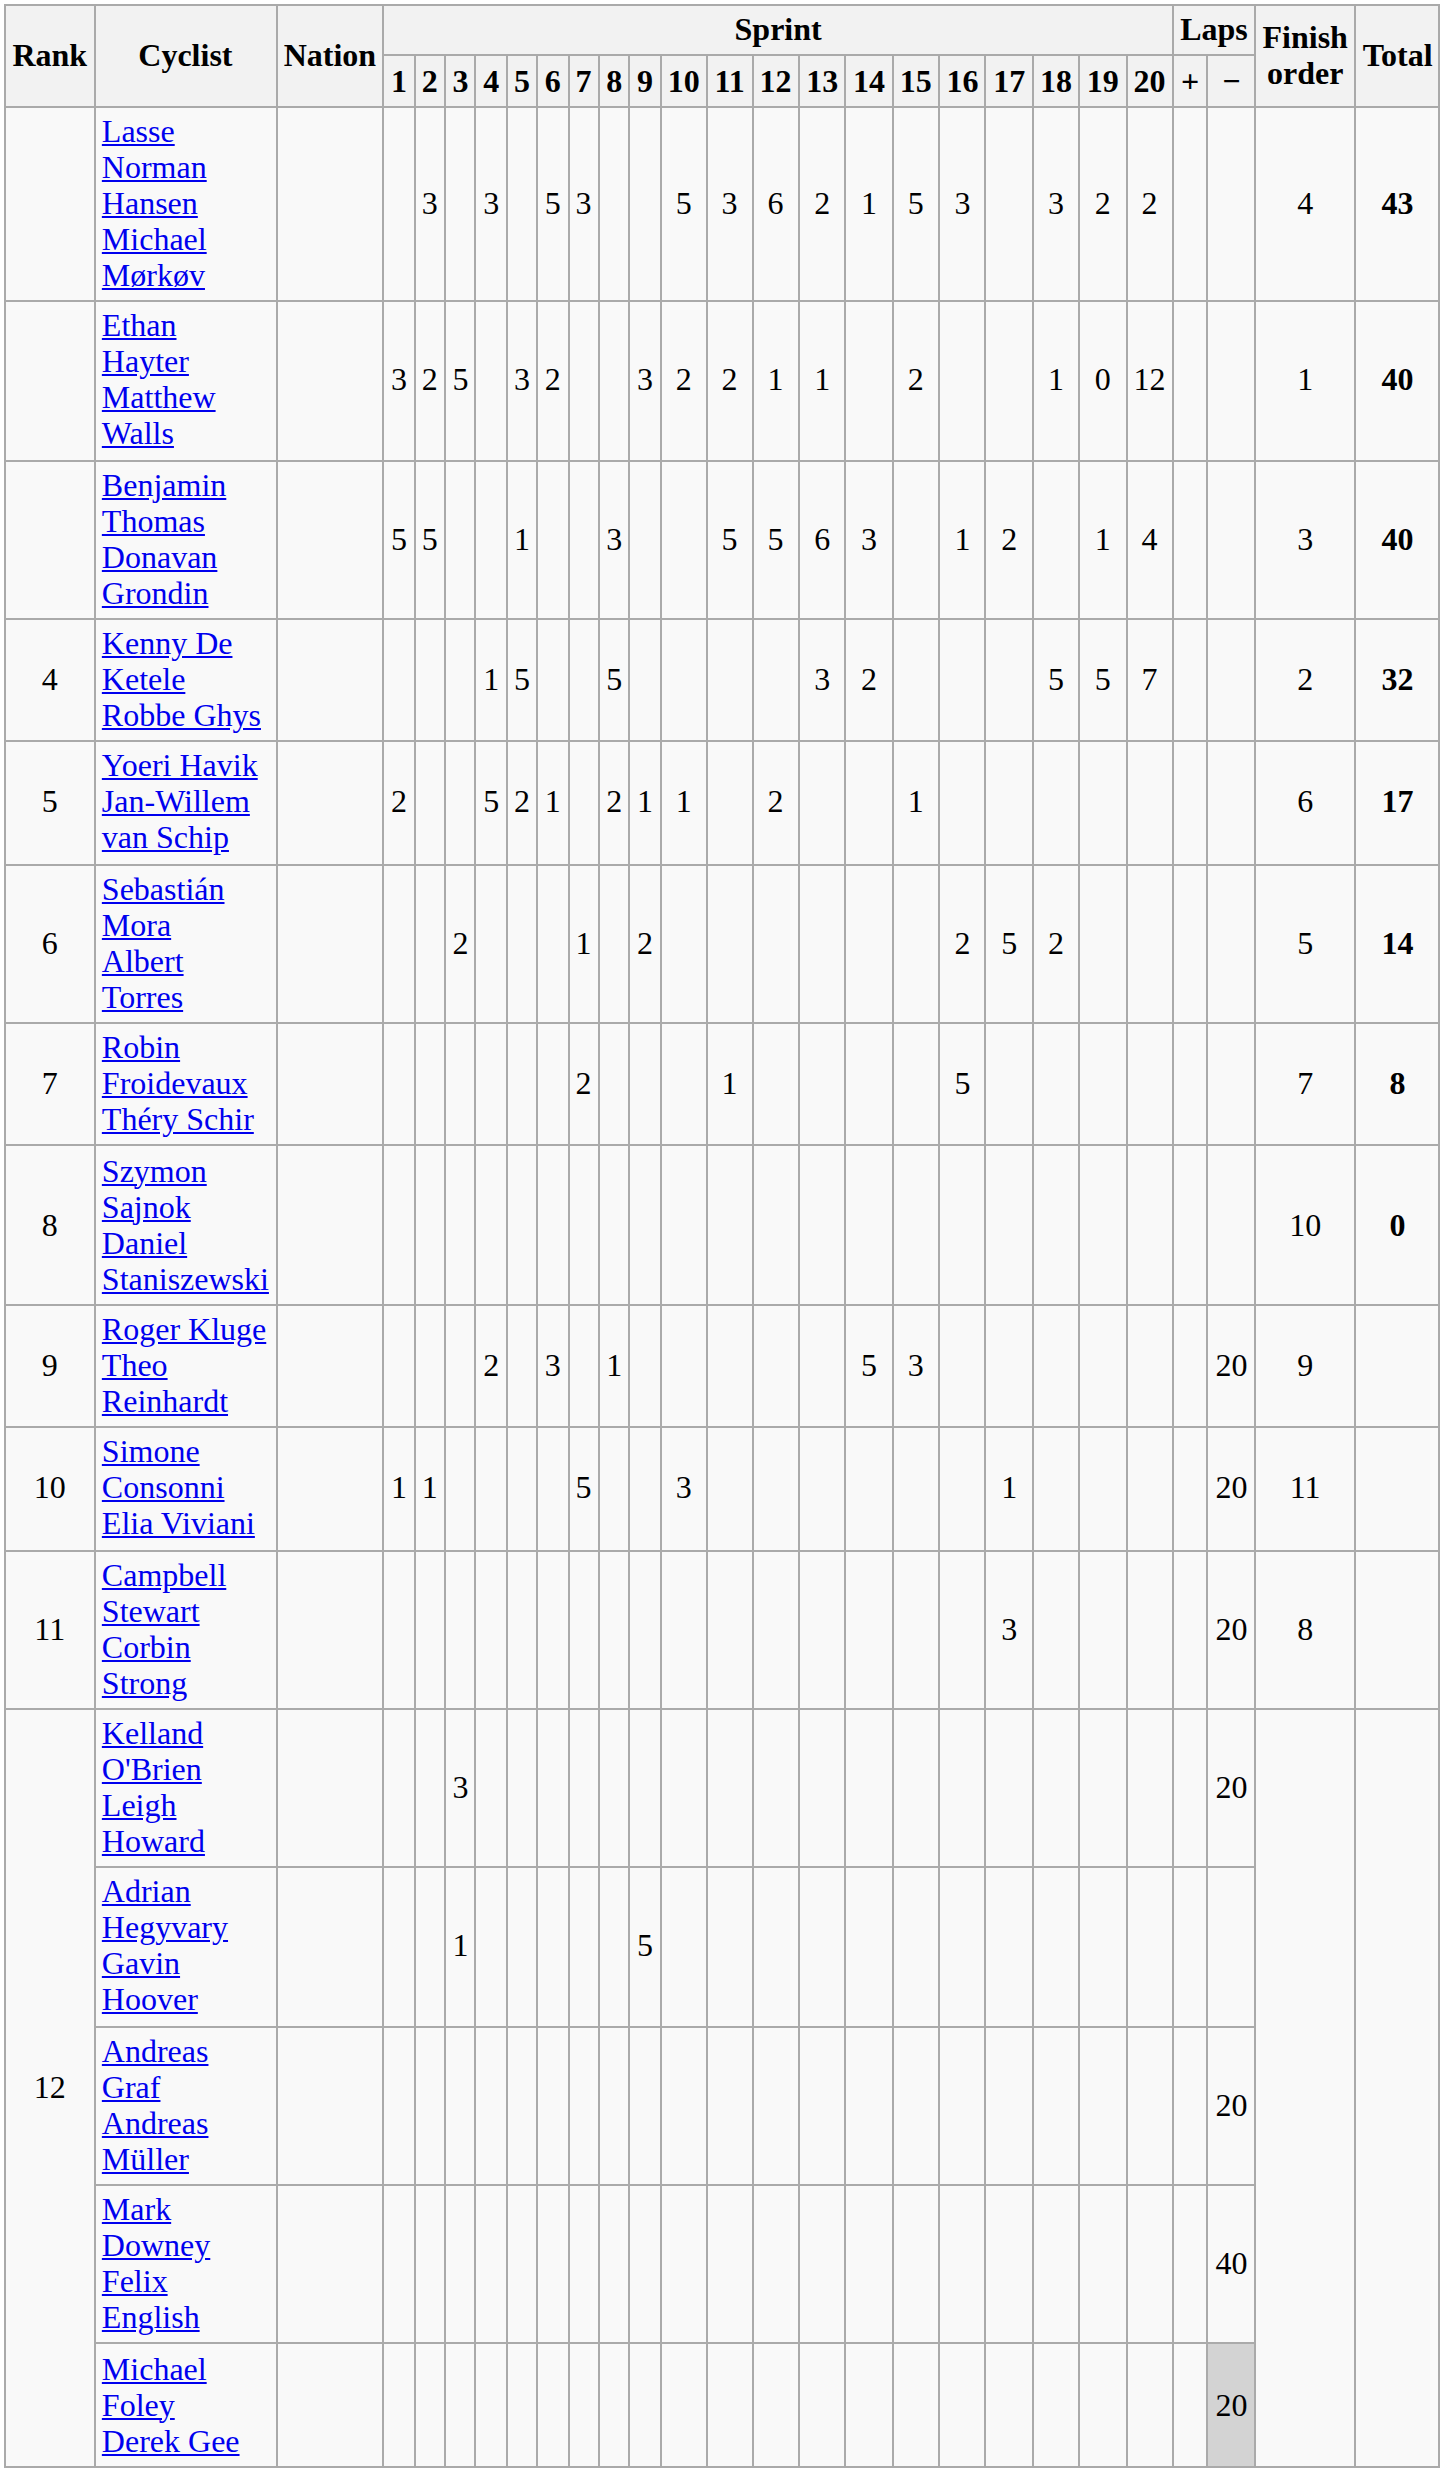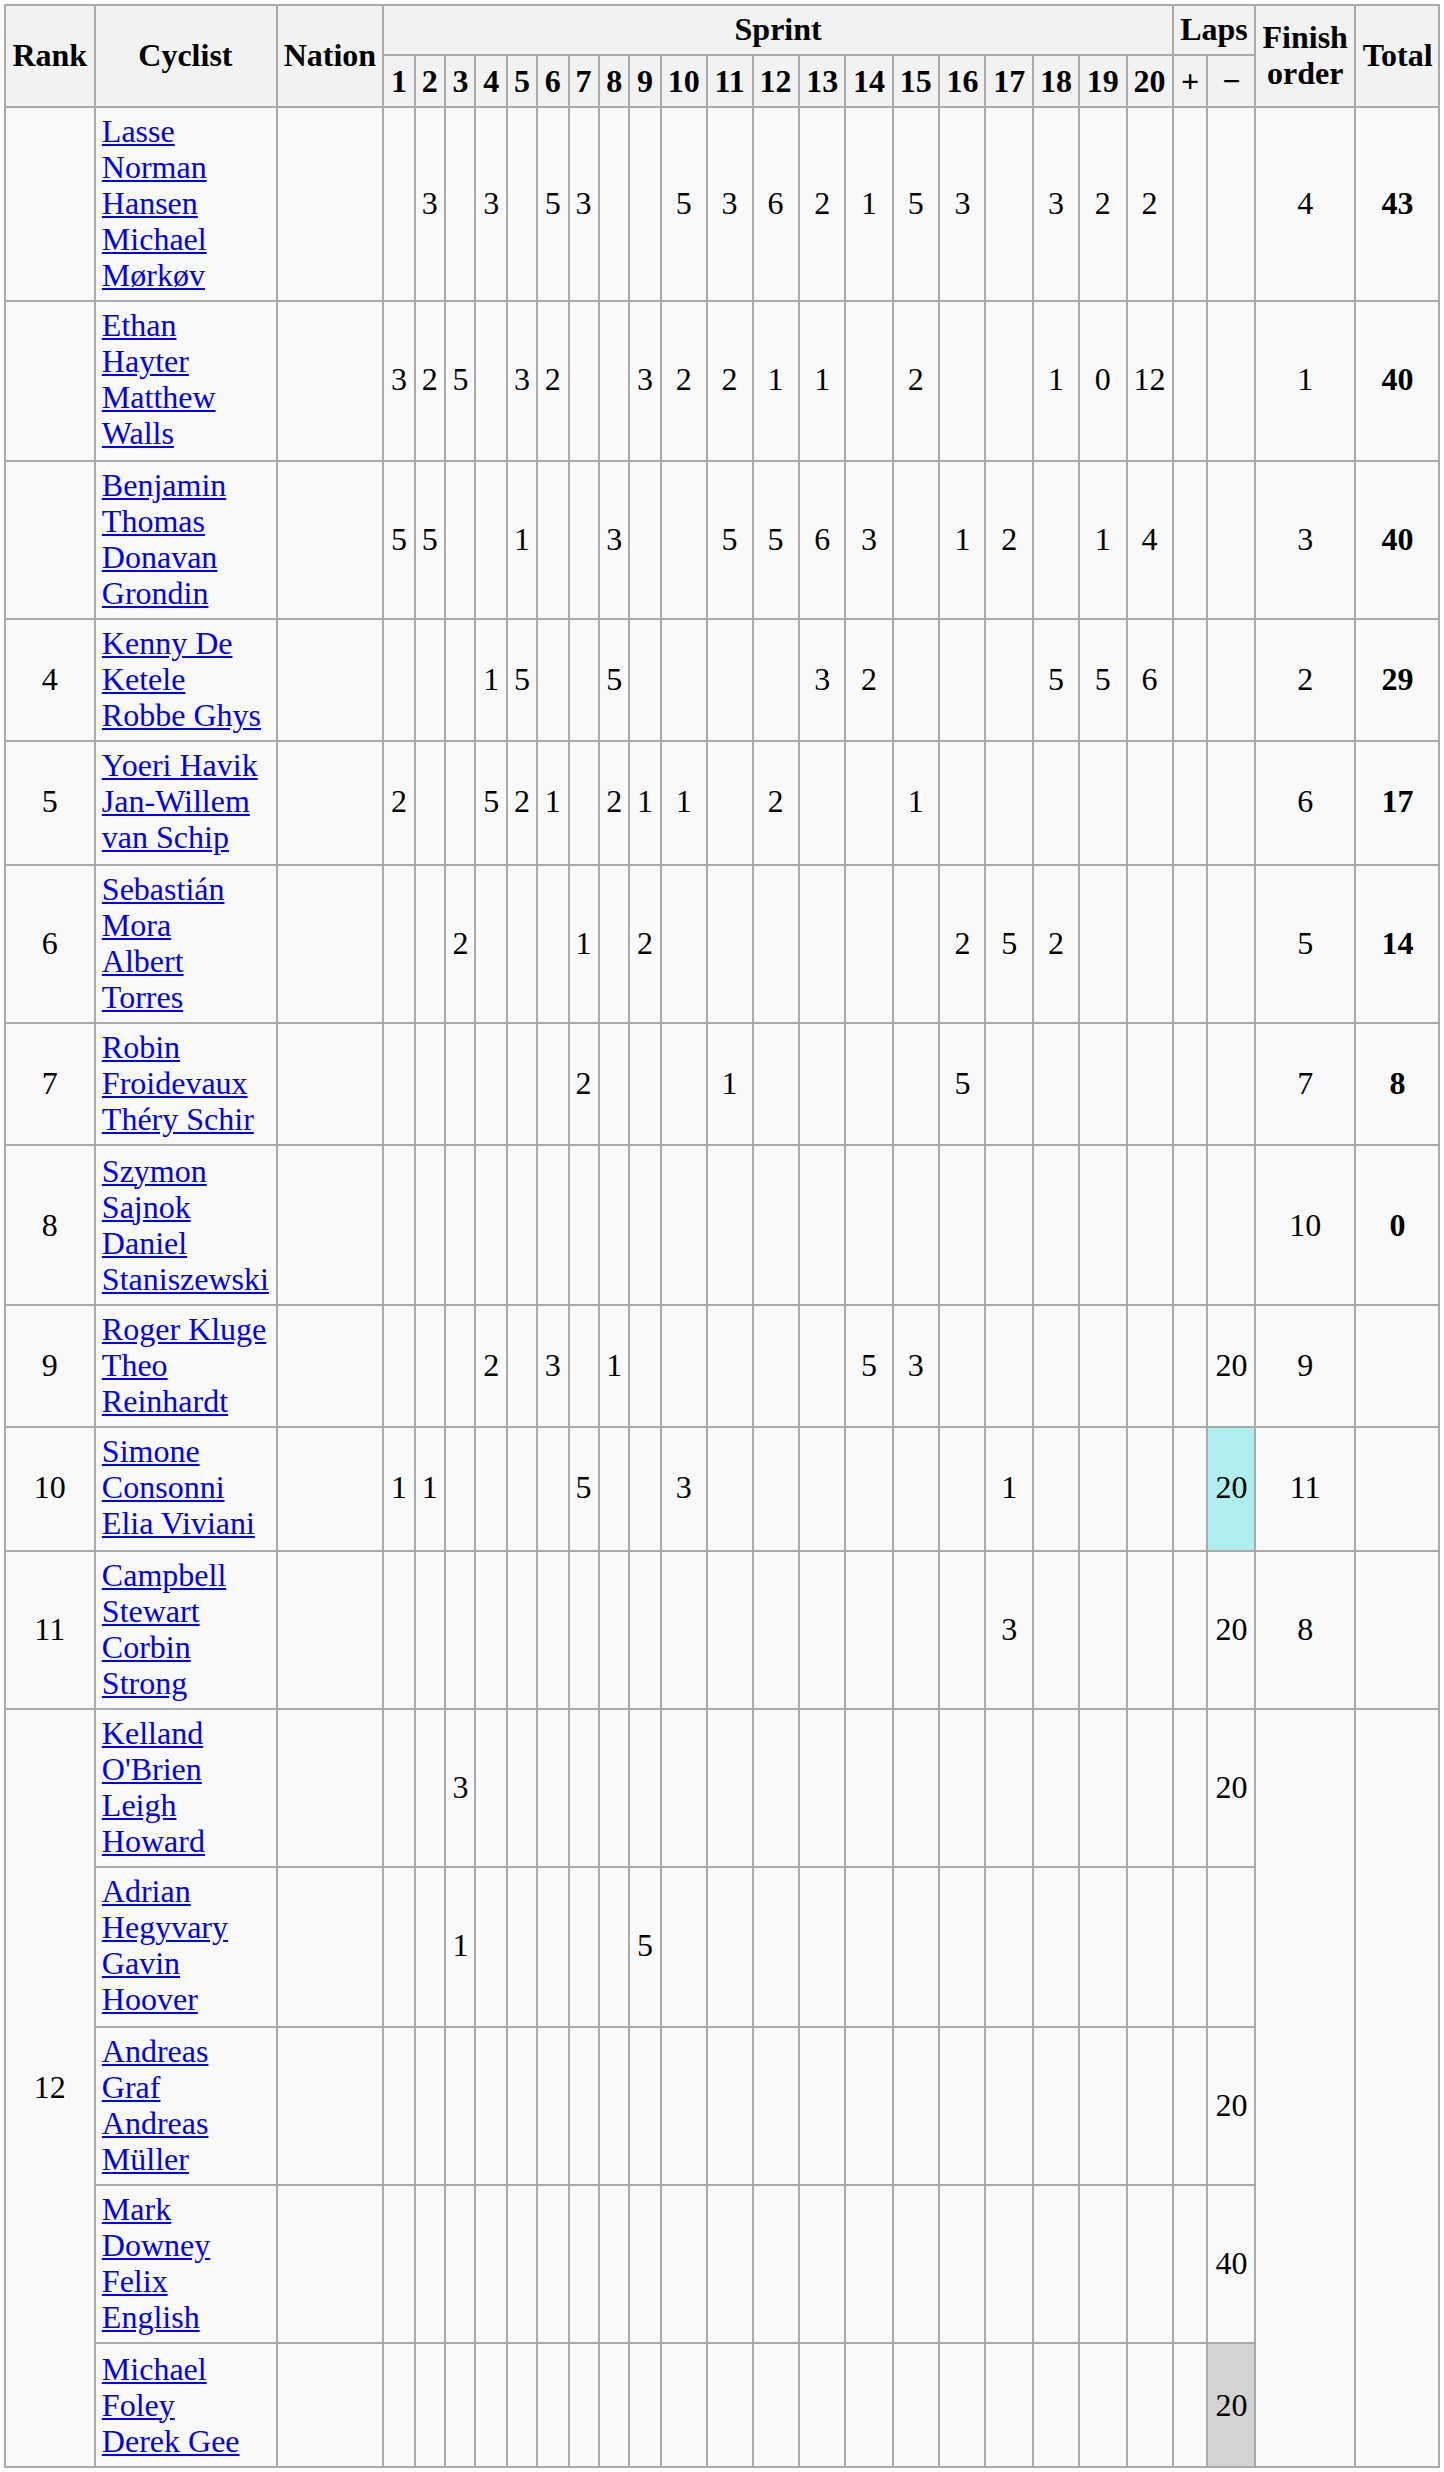(1149, 679) 7 -> (1149, 679) 6
(1398, 679) 32 -> (1398, 679) 29
(1231, 1488) no background -> (1231, 1488) paleturquoise background
